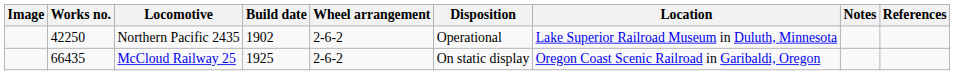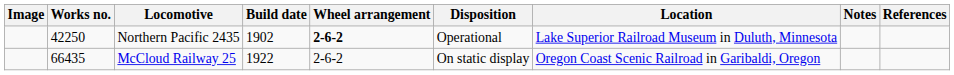(328, 37) normal -> (328, 37) bold
(260, 59) 1925 -> (260, 59) 1922
